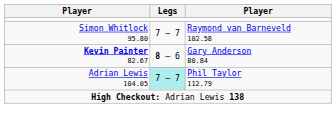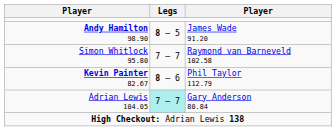+ row: (116, 33)
(219, 56) Gary Anderson 80.84 -> (214, 79) Phil Taylor 112.79
(214, 79) Phil Taylor 112.79 -> (219, 101) Gary Anderson 80.84
